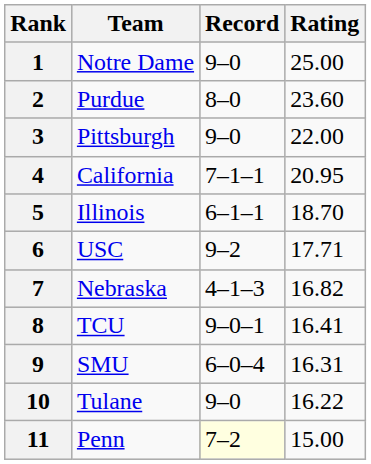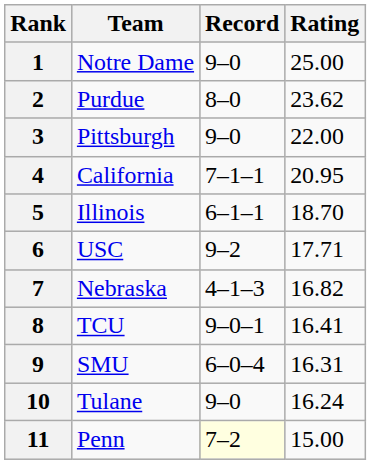(317, 99) 23.60 -> (317, 99) 23.62
(317, 401) 16.22 -> (317, 401) 16.24
